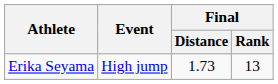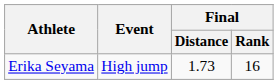(252, 67) 13 -> (252, 67) 16
